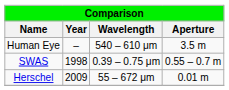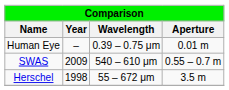(126, 45) 540 – 610 μm -> (126, 45) 0.39 – 0.75 μm
(193, 45) 3.5 m -> (193, 45) 0.01 m
(76, 61) 1998 -> (76, 61) 2009
(126, 61) 0.39 – 0.75 μm -> (126, 61) 540 – 610 μm
(76, 77) 2009 -> (76, 77) 1998
(193, 77) 0.01 m -> (193, 77) 3.5 m
